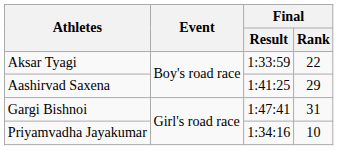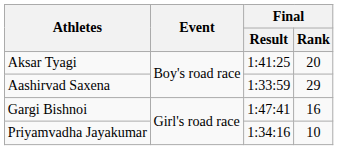(269, 63) 1:33:59 -> (269, 63) 1:41:25
(313, 63) 22 -> (313, 63) 20
(269, 86) 1:41:25 -> (269, 86) 1:33:59
(313, 109) 31 -> (313, 109) 16
